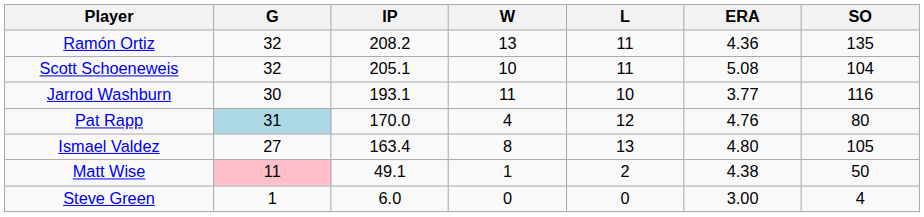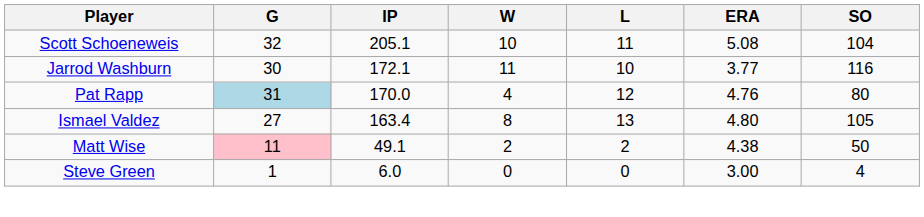- row: (109, 43)
(390, 95) 193.1 -> (390, 69) 172.1
(507, 172) 1 -> (507, 146) 2
